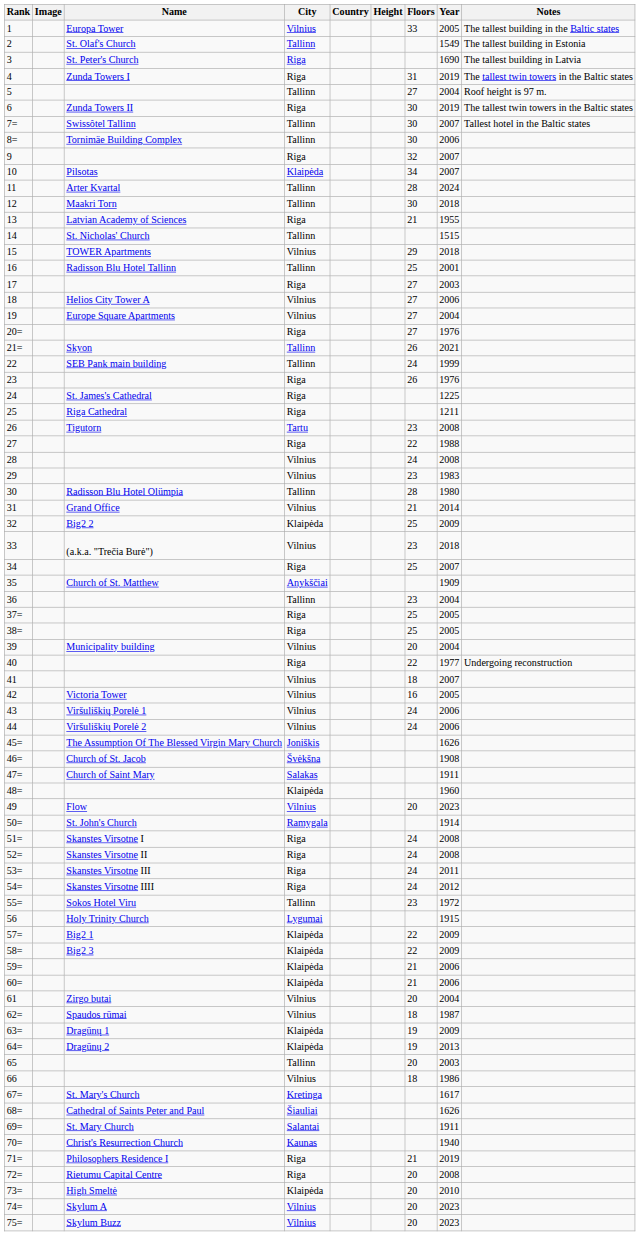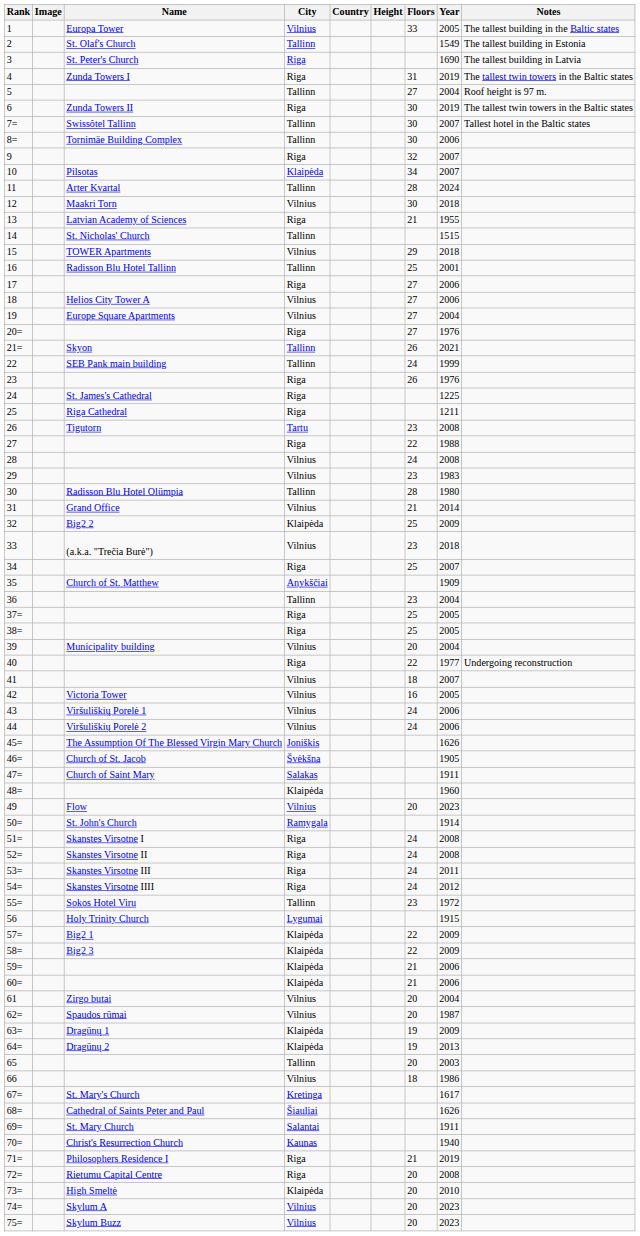(301, 204) Tallinn -> (301, 204) Vilnius
(449, 284) 2003 -> (449, 284) 2006
(449, 759) 1908 -> (449, 759) 1905
(412, 1014) 18 -> (412, 1014) 20
